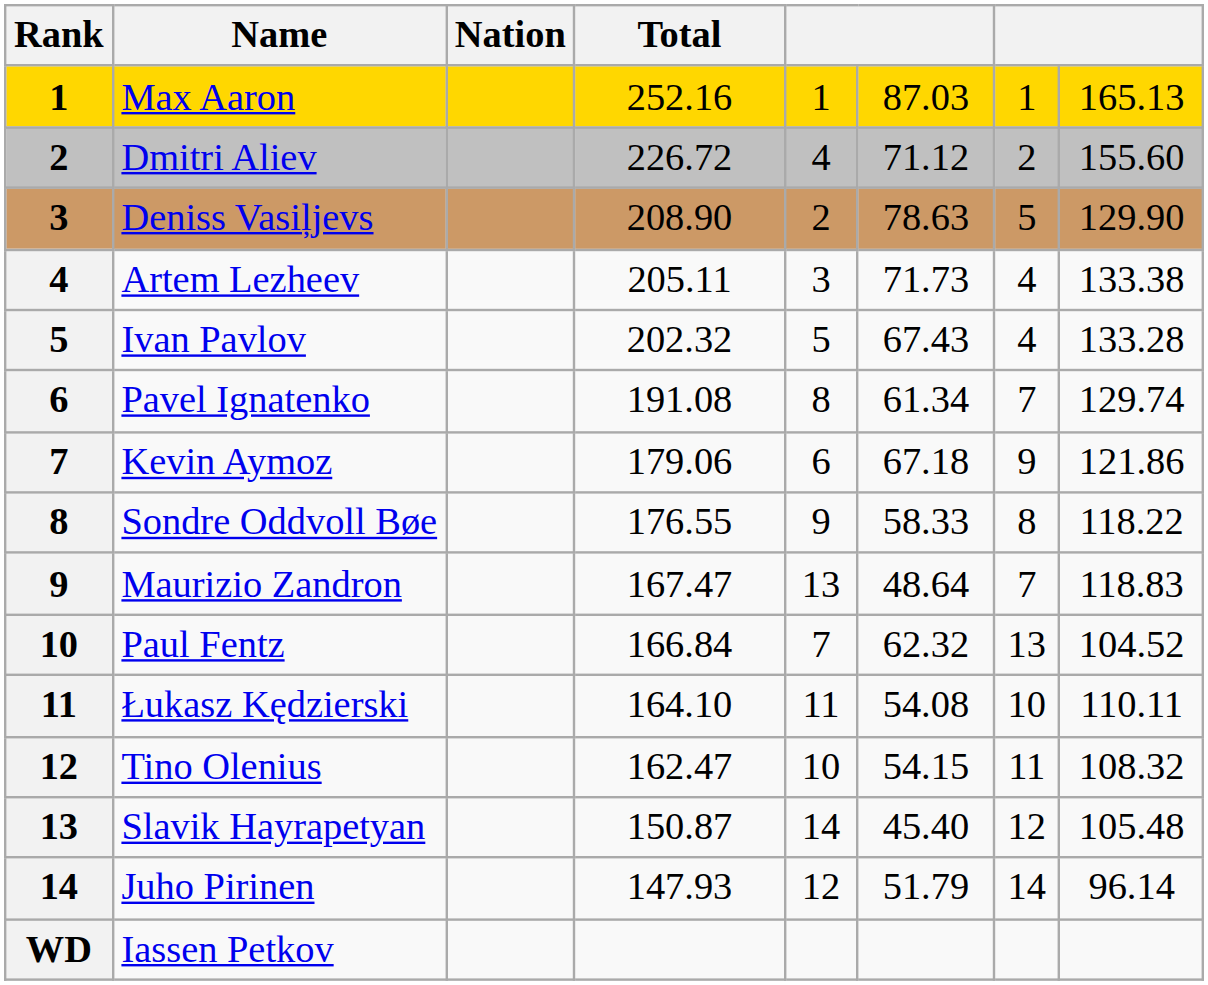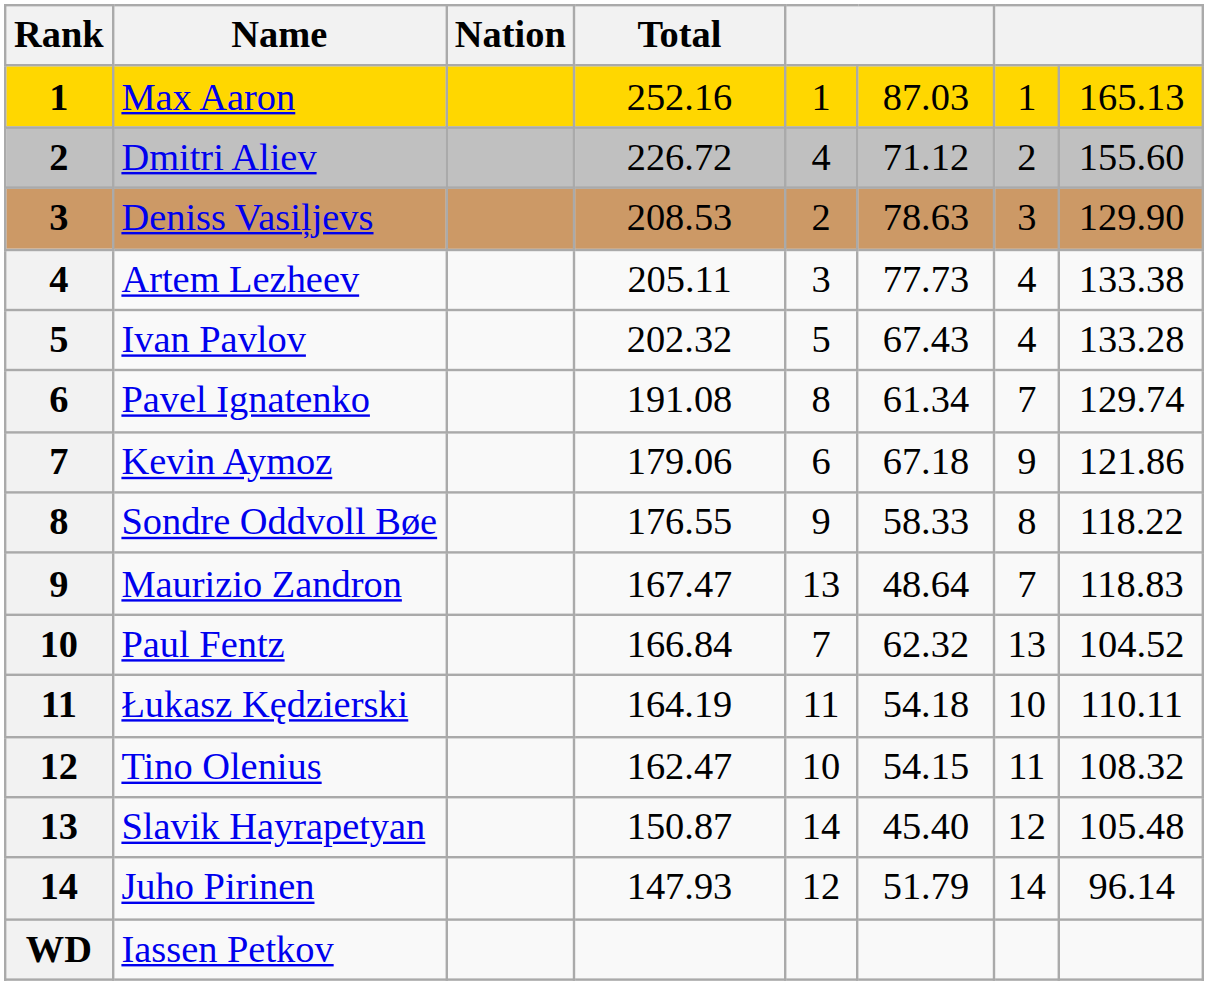(679, 217) 208.90 -> (679, 217) 208.53
(1027, 217) 5 -> (1027, 217) 3
(926, 278) 71.73 -> (926, 278) 77.73
(679, 704) 164.10 -> (679, 704) 164.19
(926, 704) 54.08 -> (926, 704) 54.18
